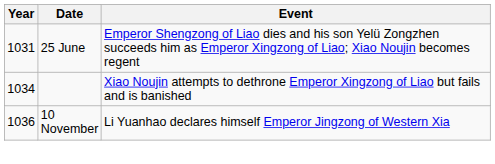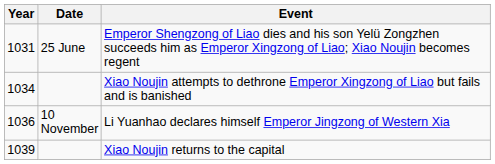+ row: (194, 149)
